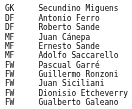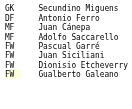- row: (69, 27)
- row: (69, 46)
- row: (78, 74)
(10, 102) no background -> (10, 74) lightyellow background
